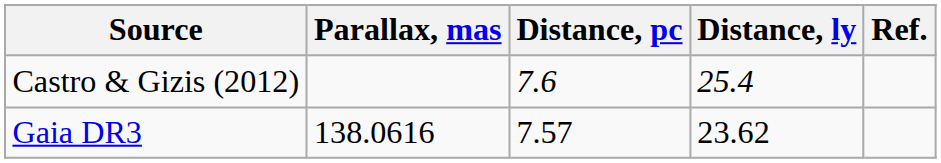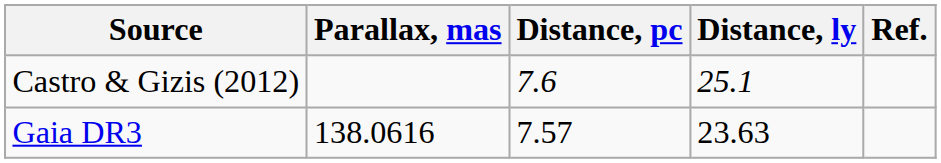(725, 81) 25.4 -> (725, 81) 25.1
(734, 132) 23.62 -> (734, 132) 23.63
